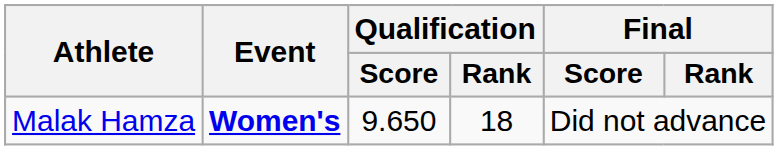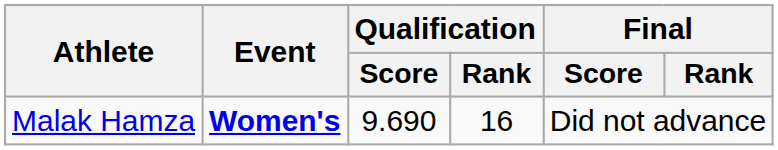(399, 121) 9.650 -> (399, 121) 9.690
(497, 121) 18 -> (497, 121) 16
